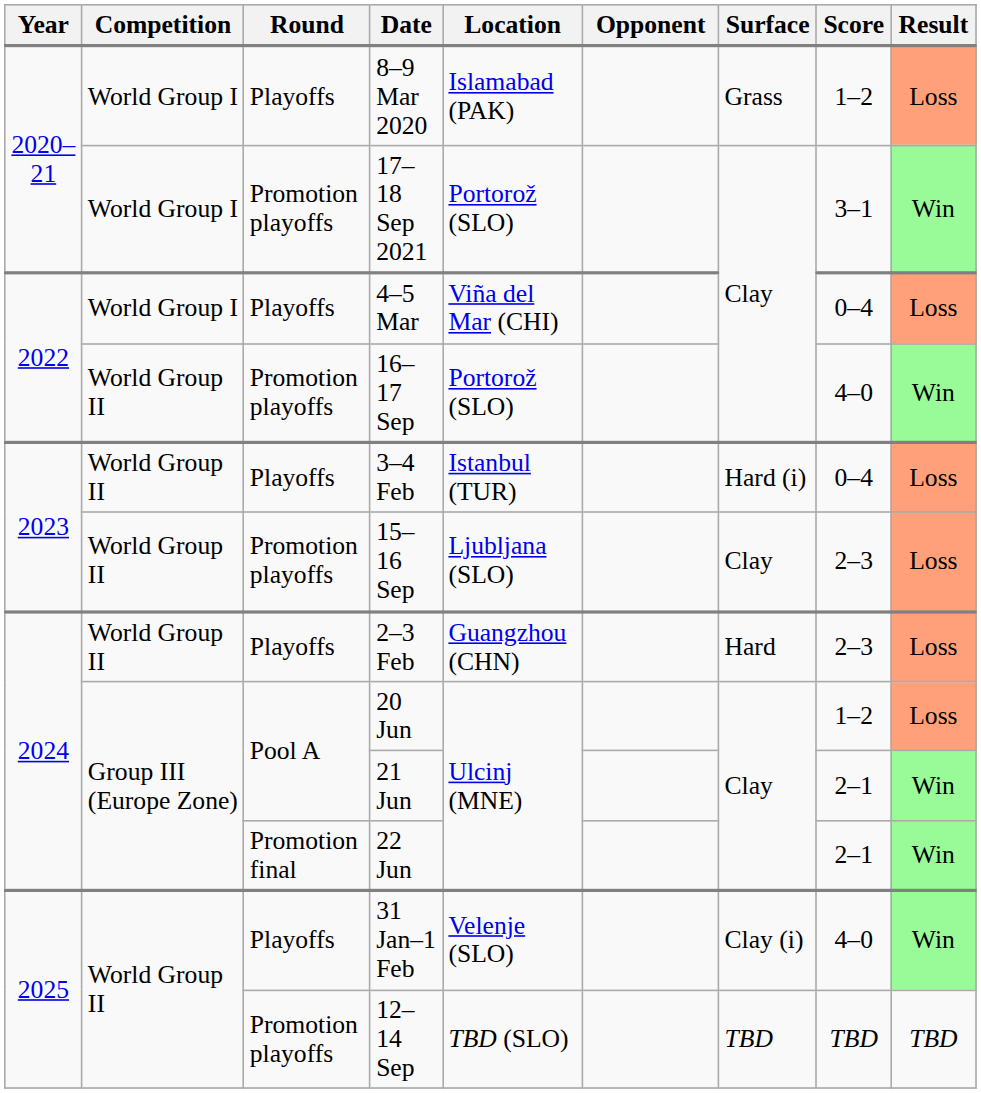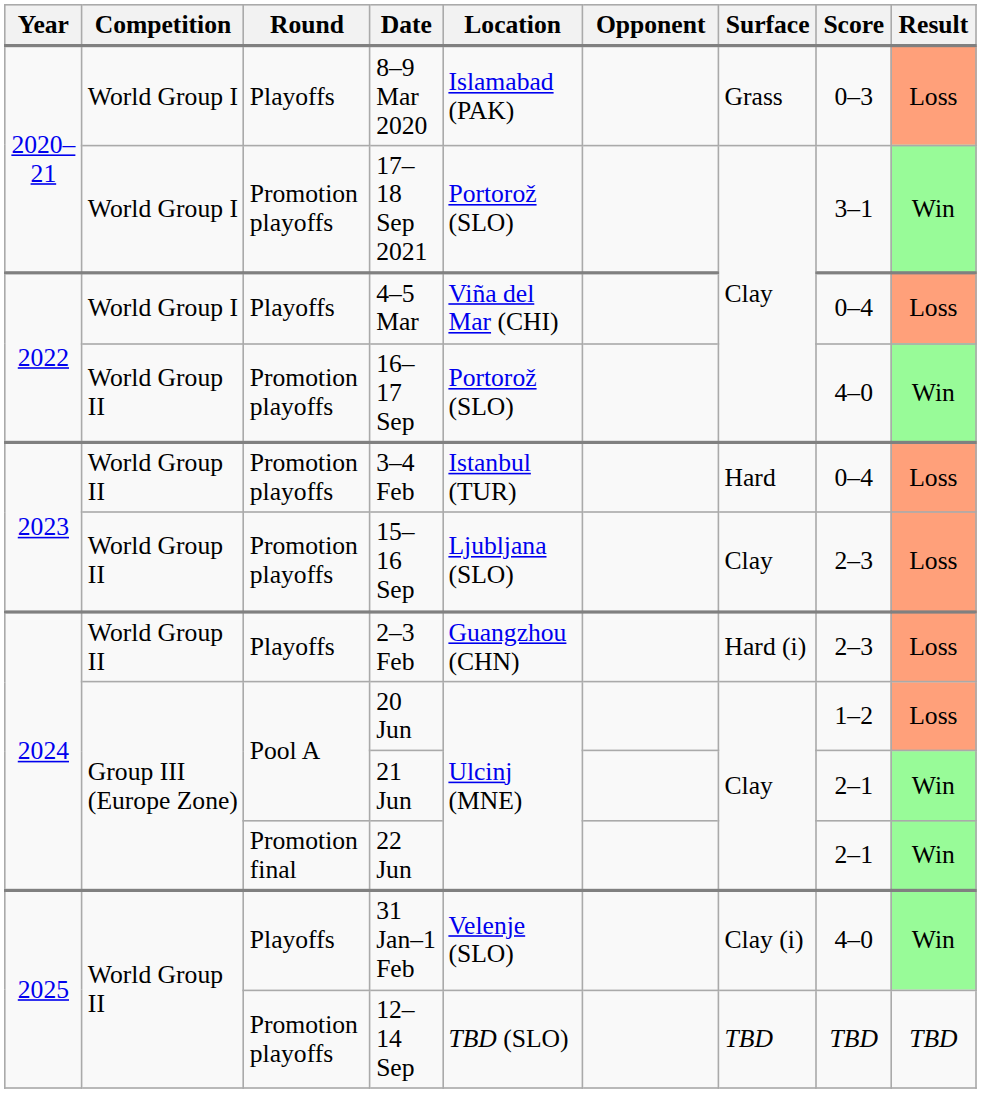(854, 95) 1–2 -> (854, 95) 0–3
(292, 477) Playoffs -> (304, 477) Promotion playoffs
(765, 477) Hard (i) -> (750, 477) Hard
(750, 646) Hard -> (765, 646) Hard (i)
